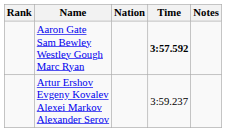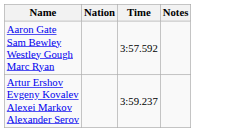- column: (19, 13)
(169, 48) bold -> (139, 48) normal
